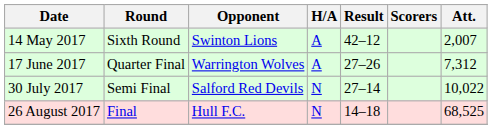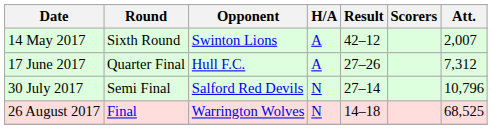(248, 64) Warrington Wolves -> (219, 64) Hull F.C.
(464, 88) 10,022 -> (464, 88) 10,796
(219, 112) Hull F.C. -> (248, 112) Warrington Wolves
